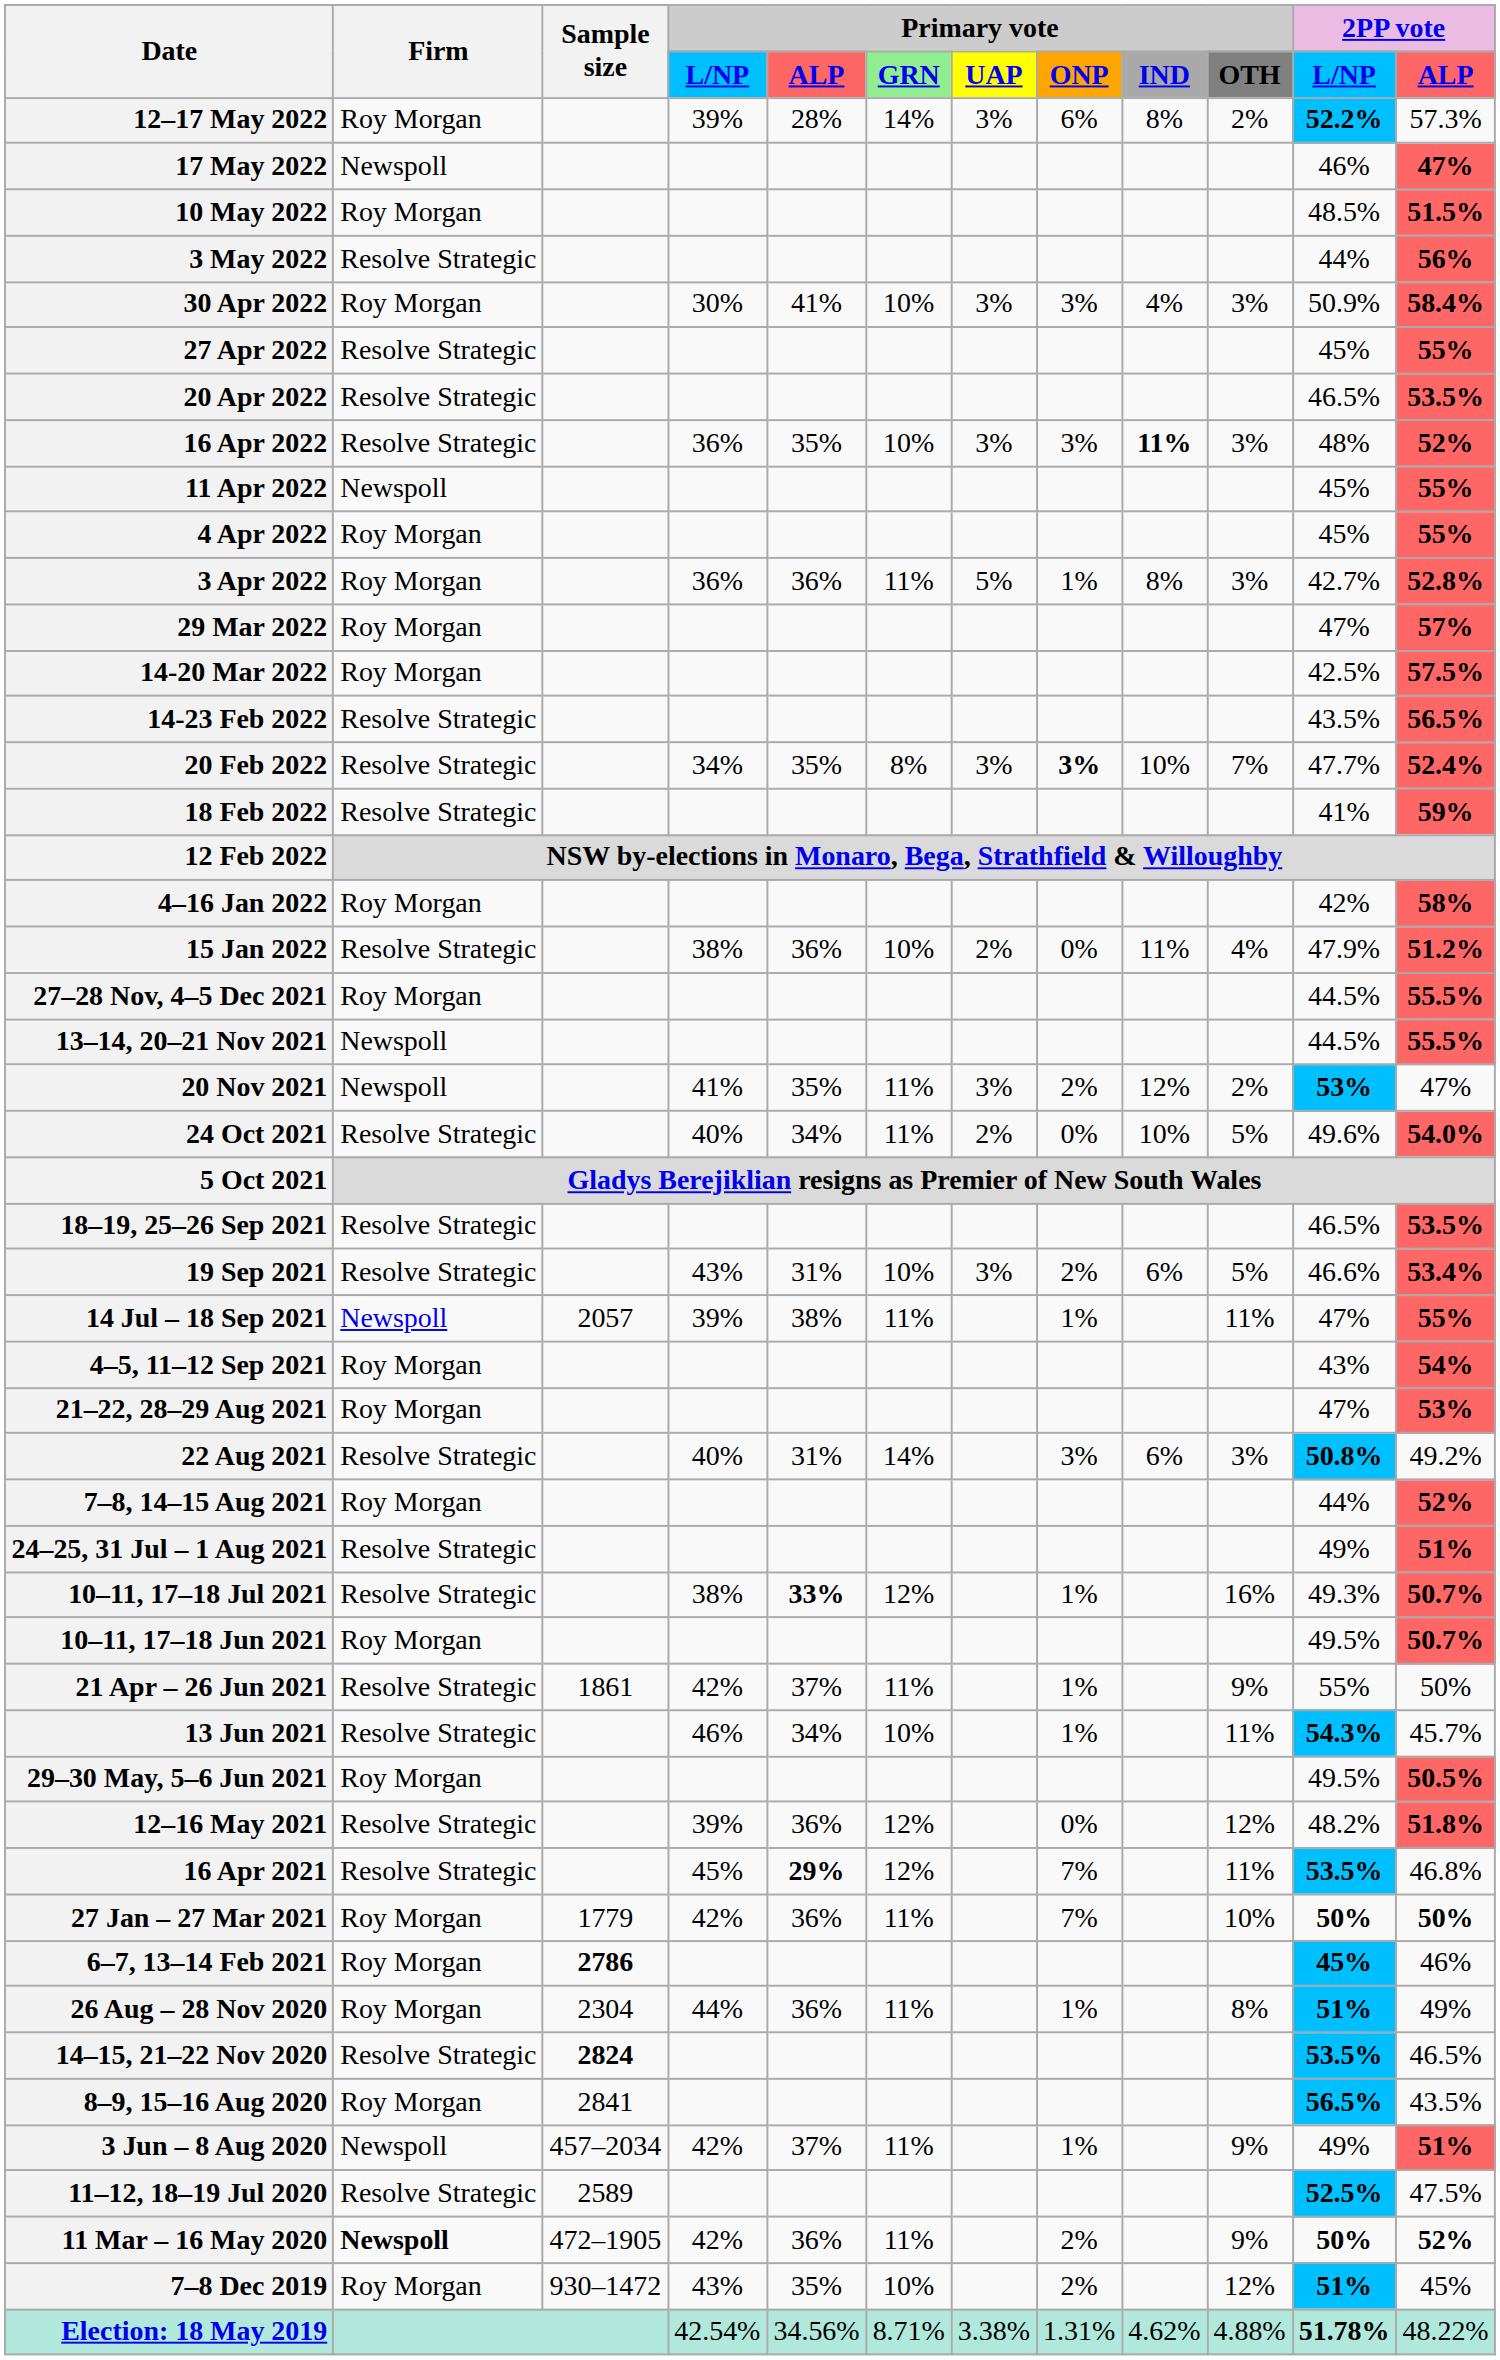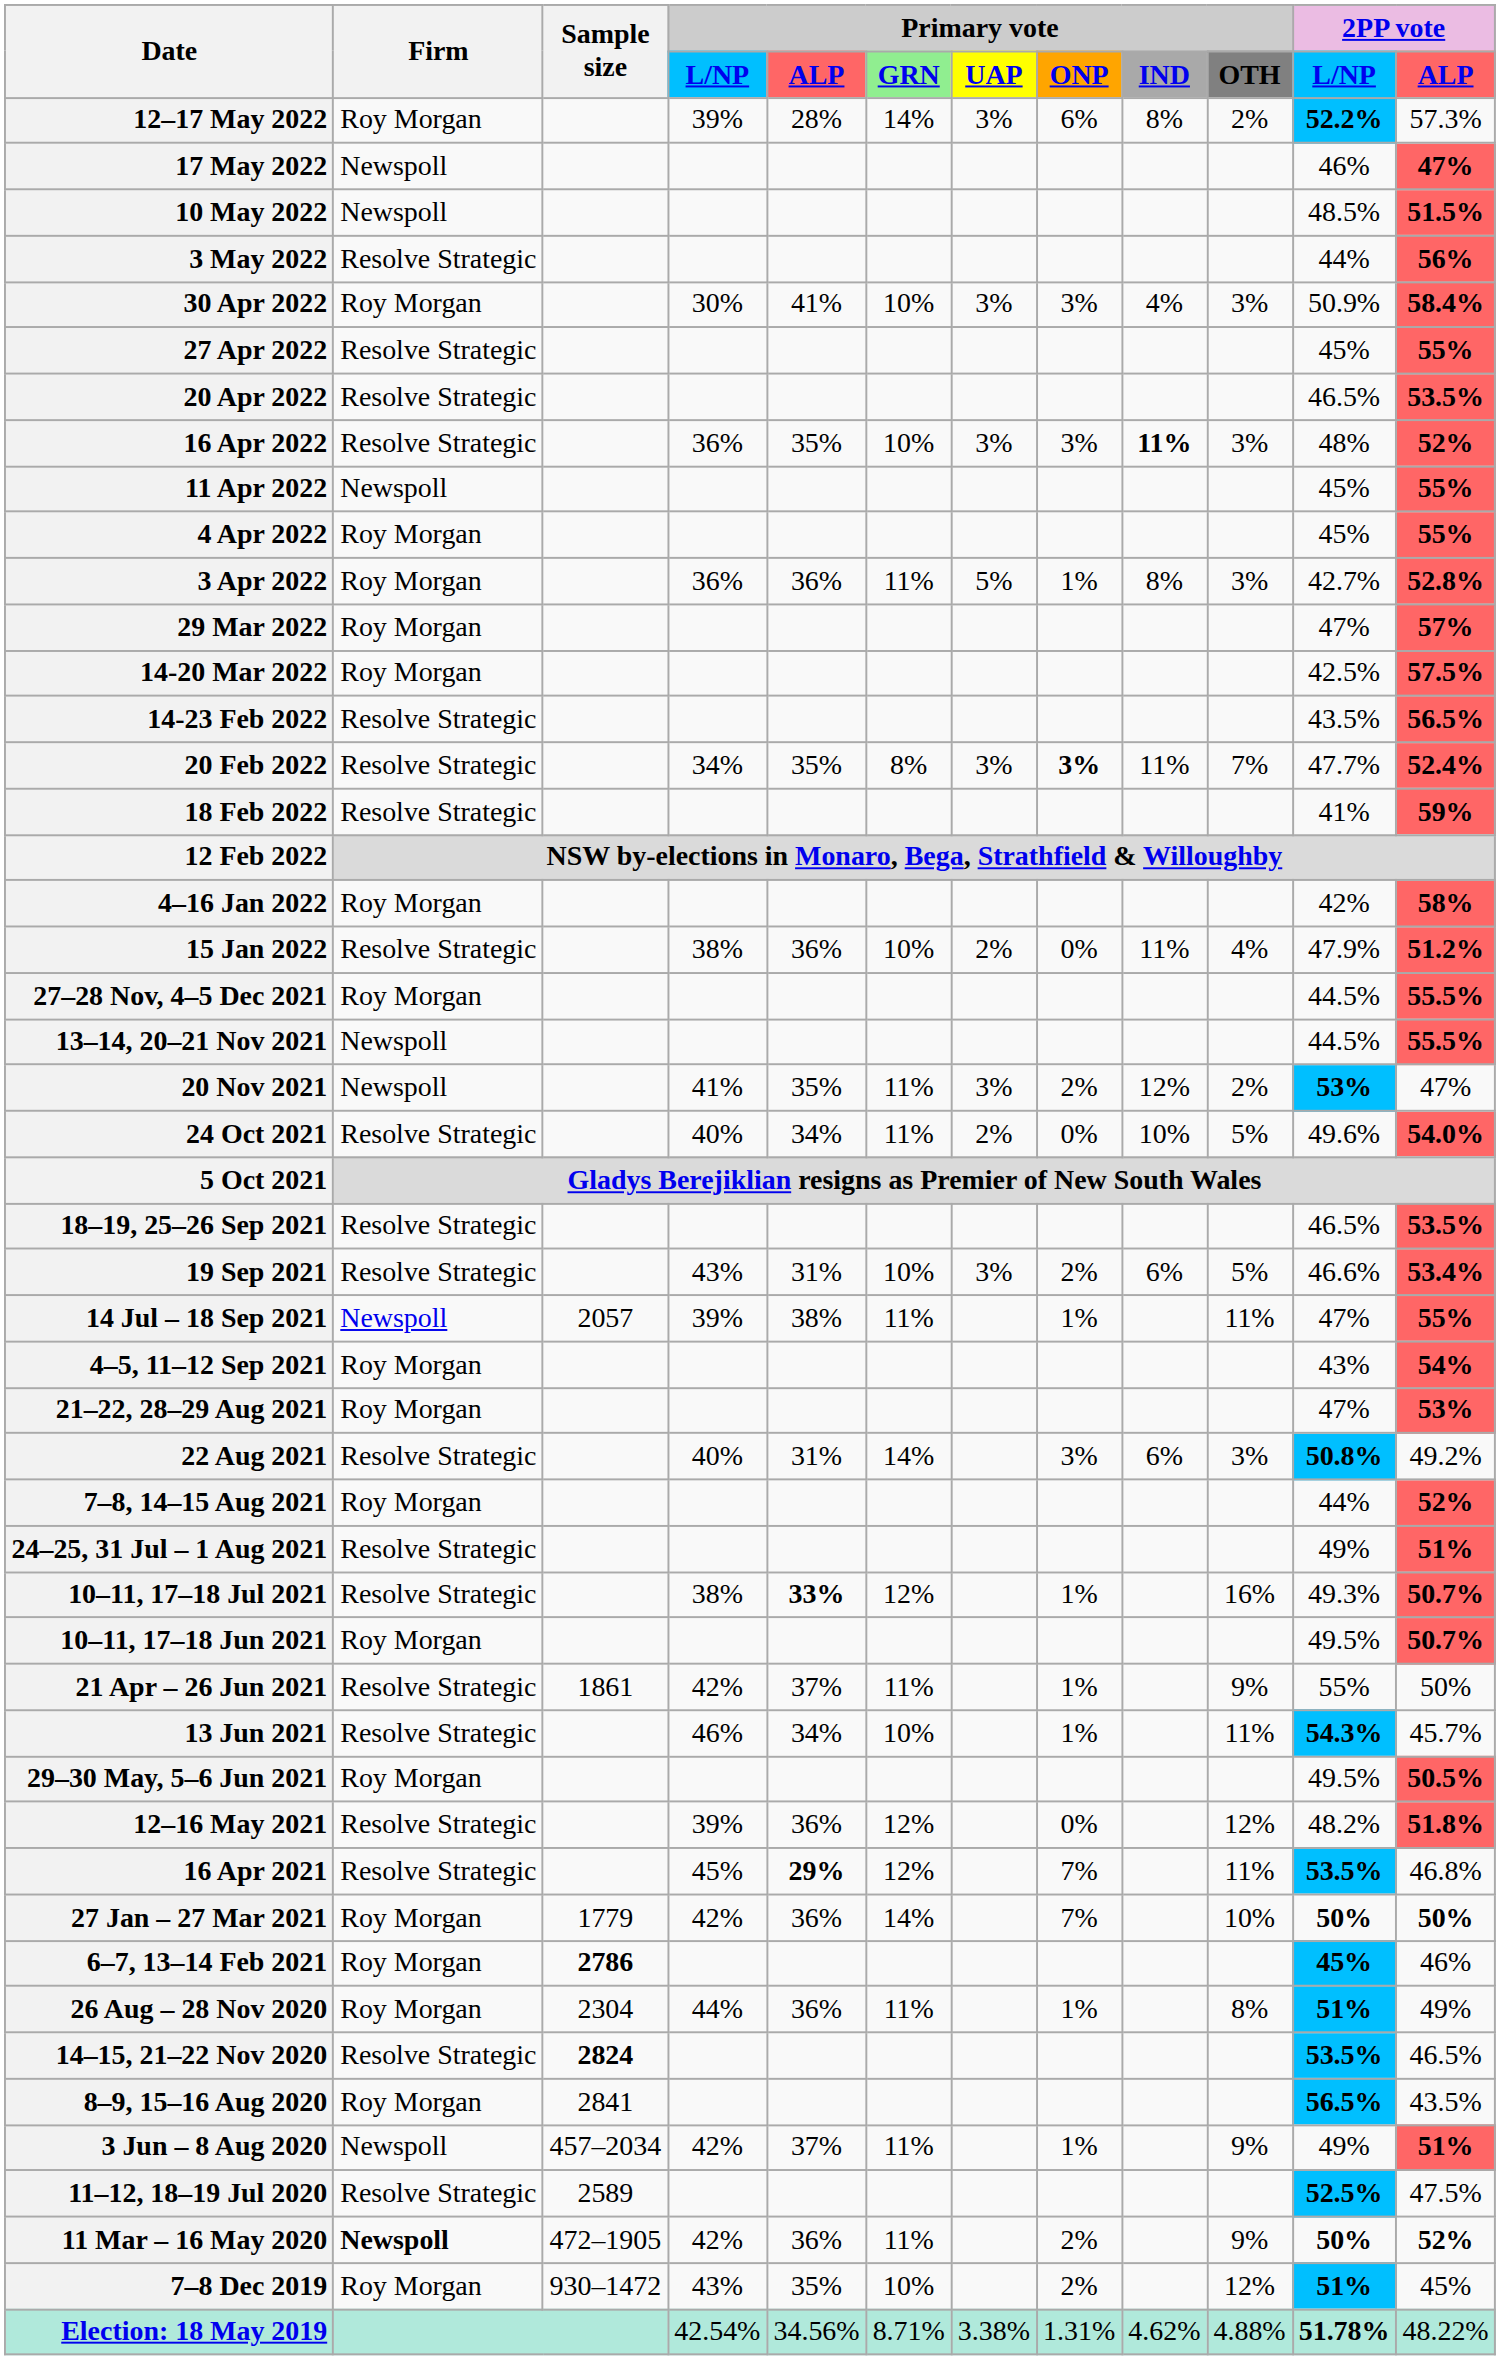(411, 212) Roy Morgan -> (394, 212) Newspoll
(1164, 765) 10% -> (1164, 765) 11%
(909, 1917) 11% -> (909, 1917) 14%
